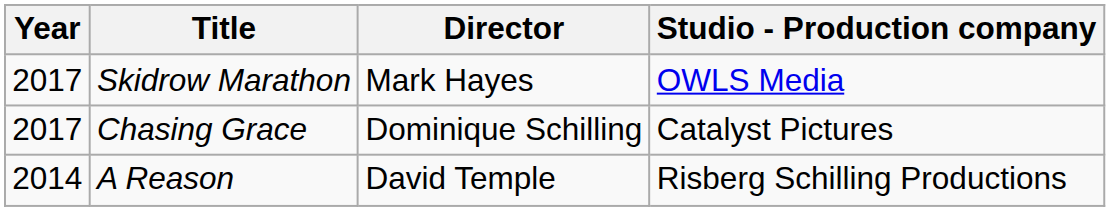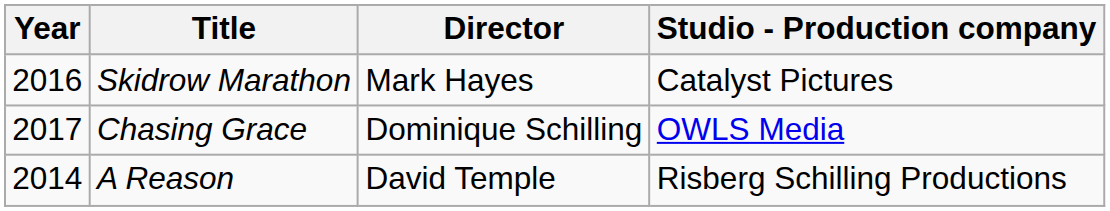(47, 79) 2017 -> (47, 79) 2016
(751, 79) OWLS Media -> (775, 79) Catalyst Pictures
(775, 129) Catalyst Pictures -> (751, 129) OWLS Media
